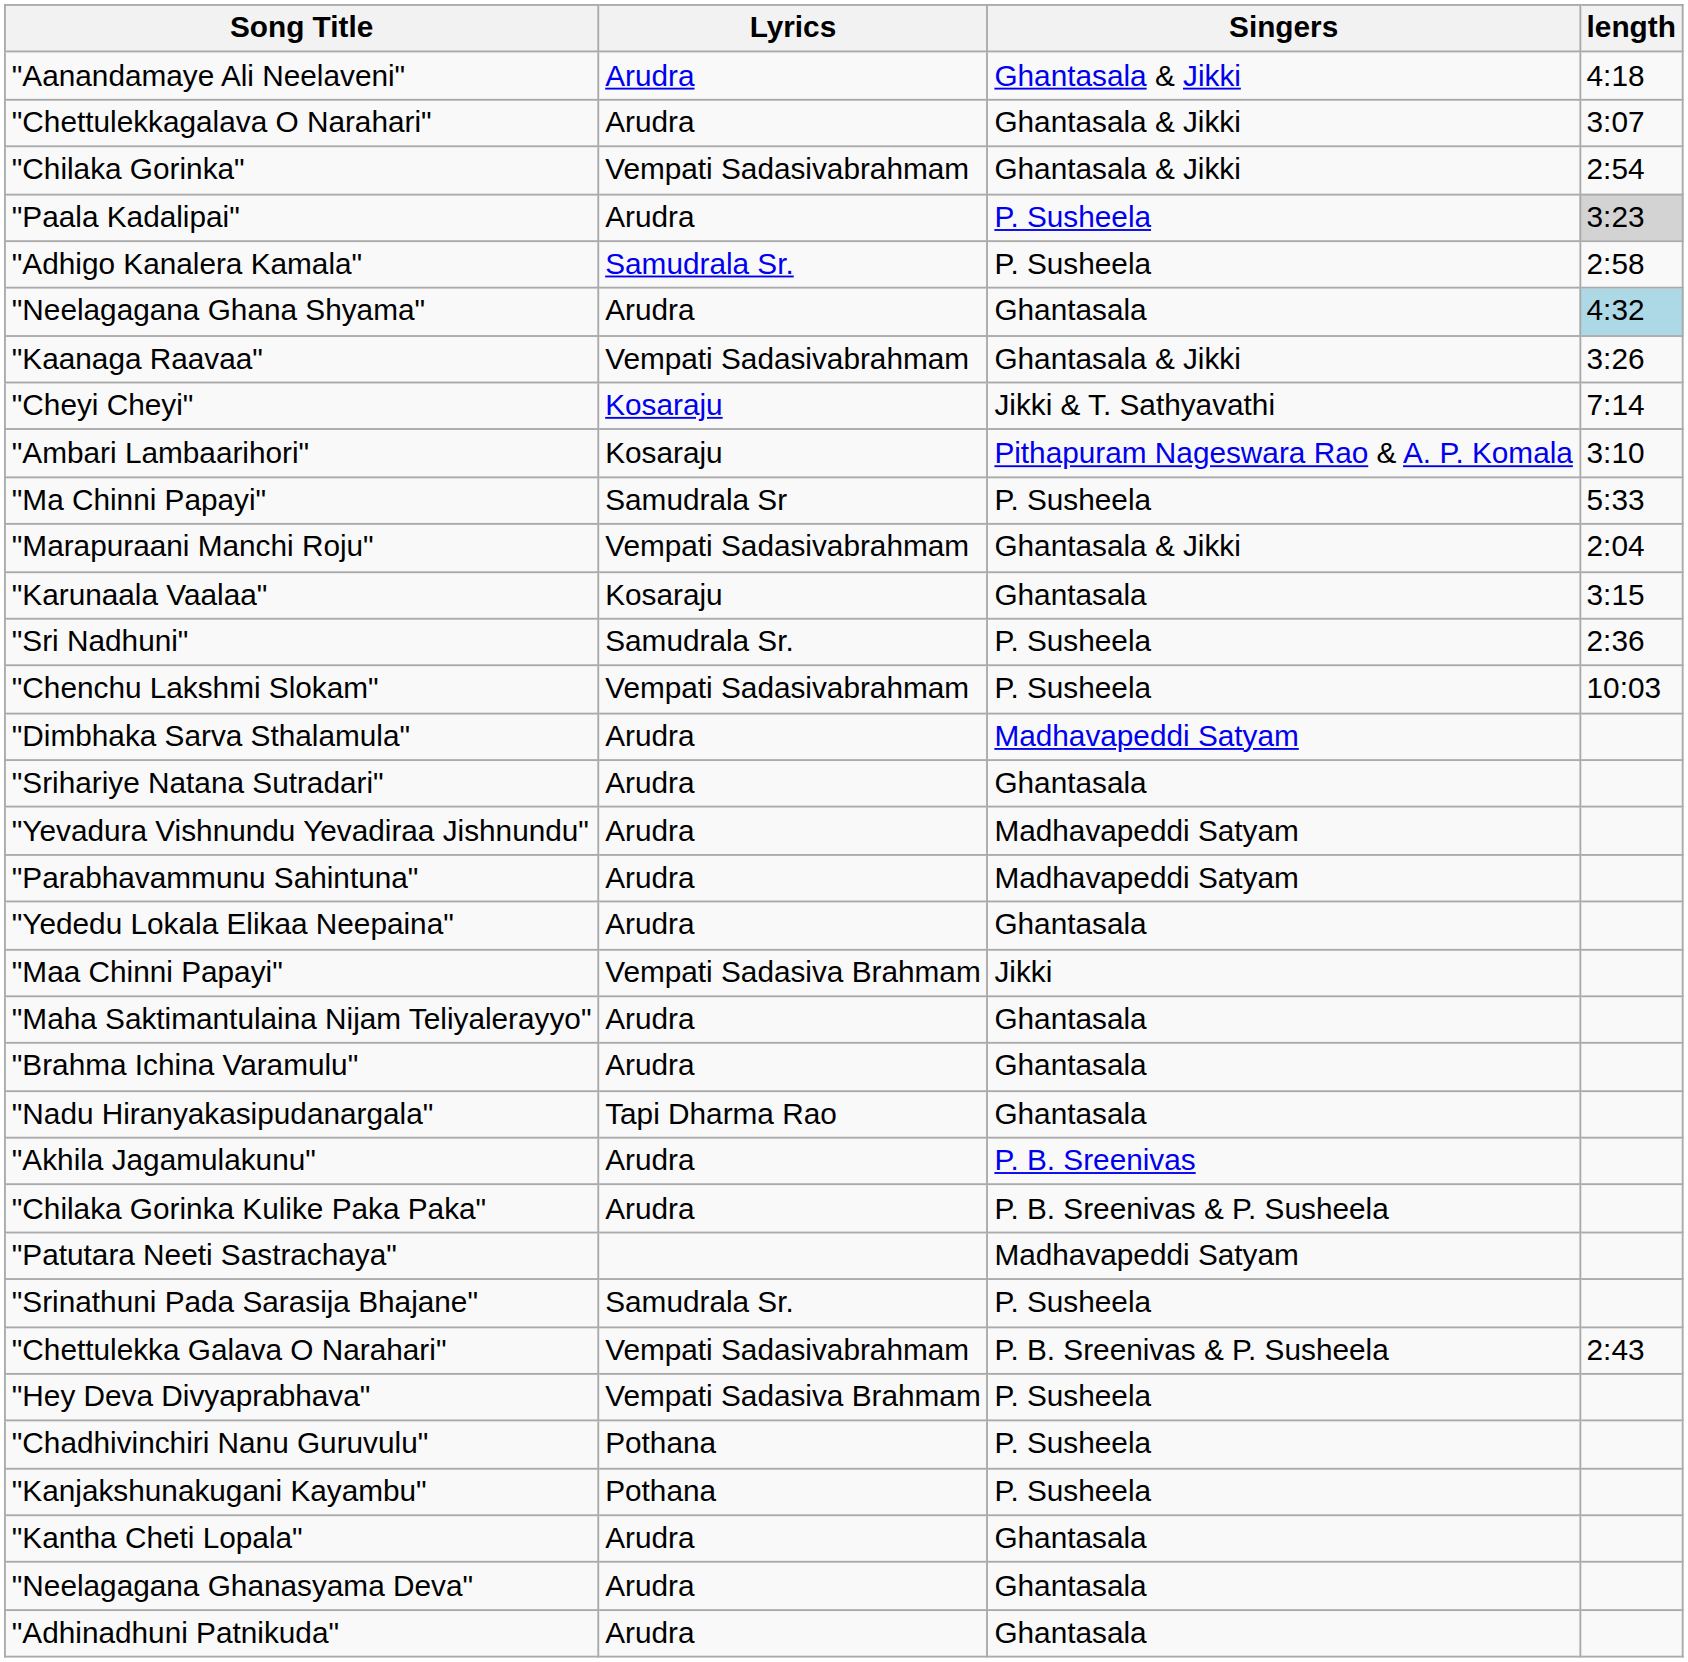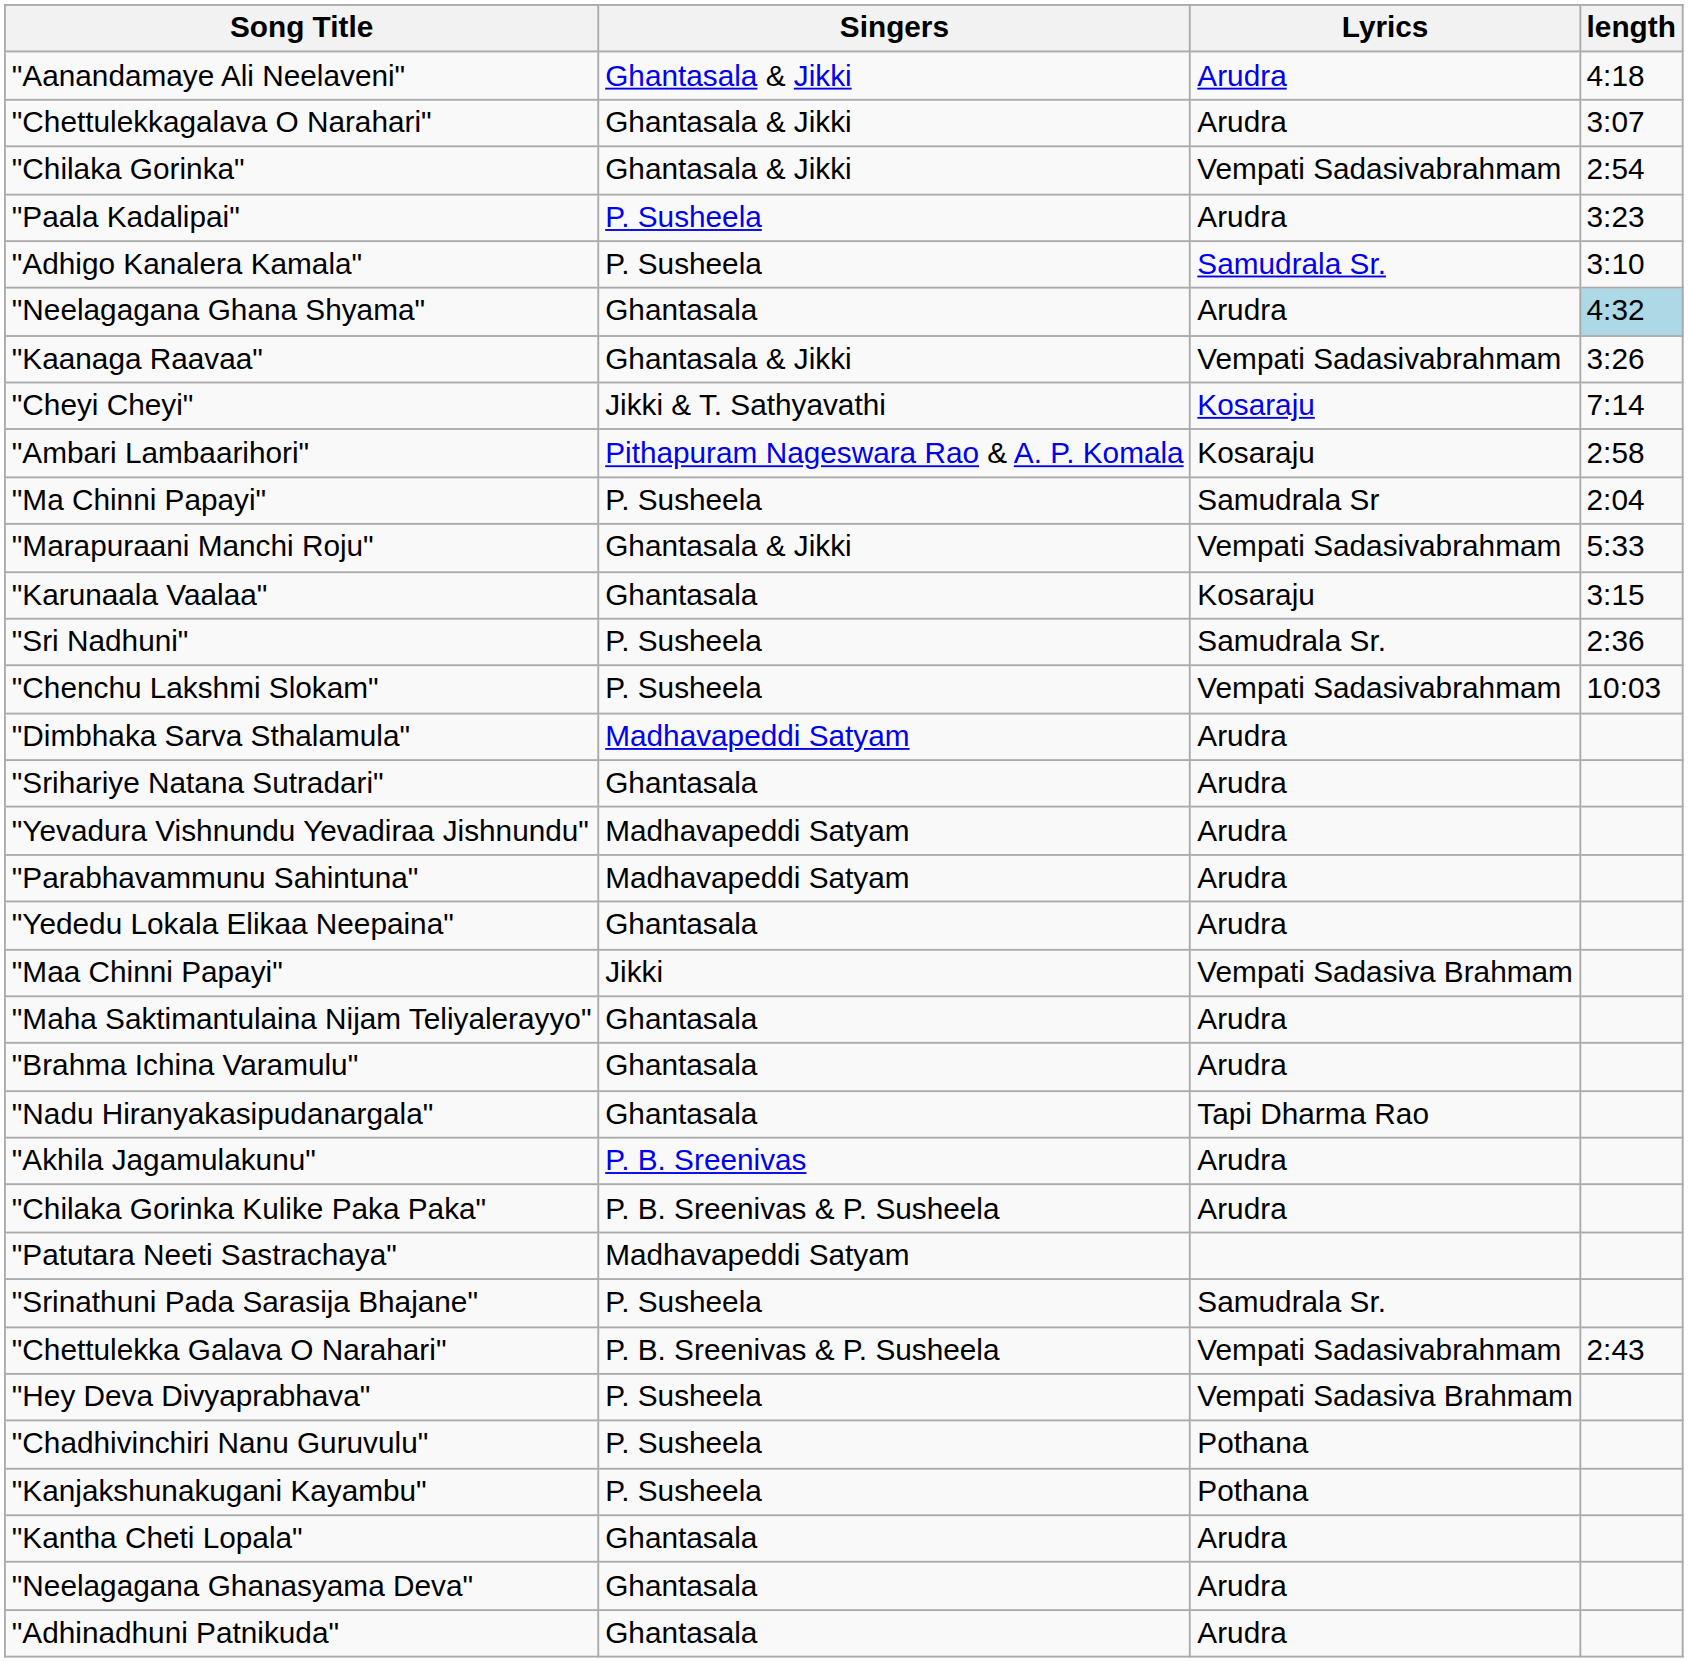columns swapped: (793, 28) <-> (1284, 28)
(1616, 216) lightgrey background -> (1616, 216) no background
(1616, 264) 2:58 -> (1616, 264) 3:10
(1616, 452) 3:10 -> (1616, 452) 2:58
(1616, 500) 5:33 -> (1616, 500) 2:04
(1616, 547) 2:04 -> (1616, 547) 5:33
